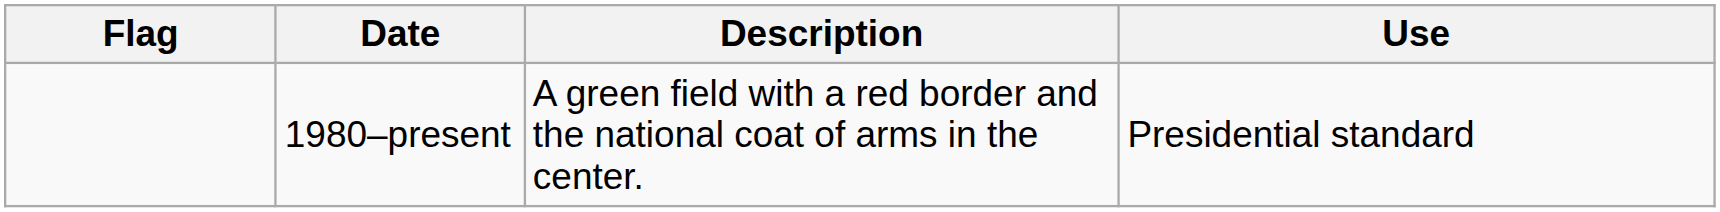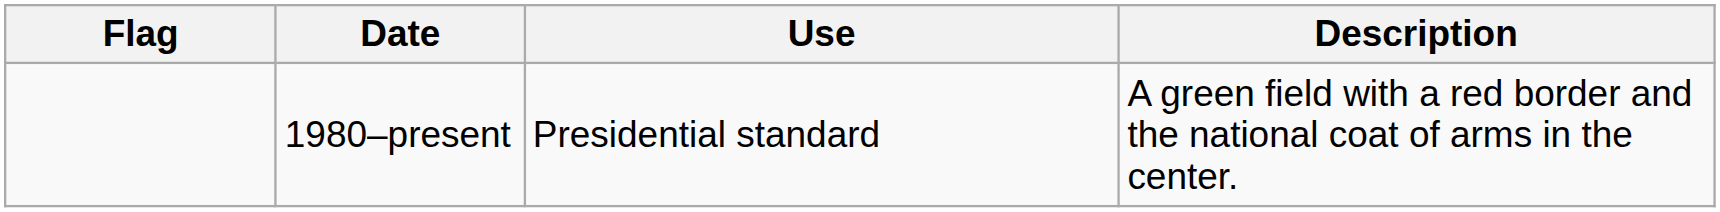columns swapped: (1416, 33) <-> (822, 33)
